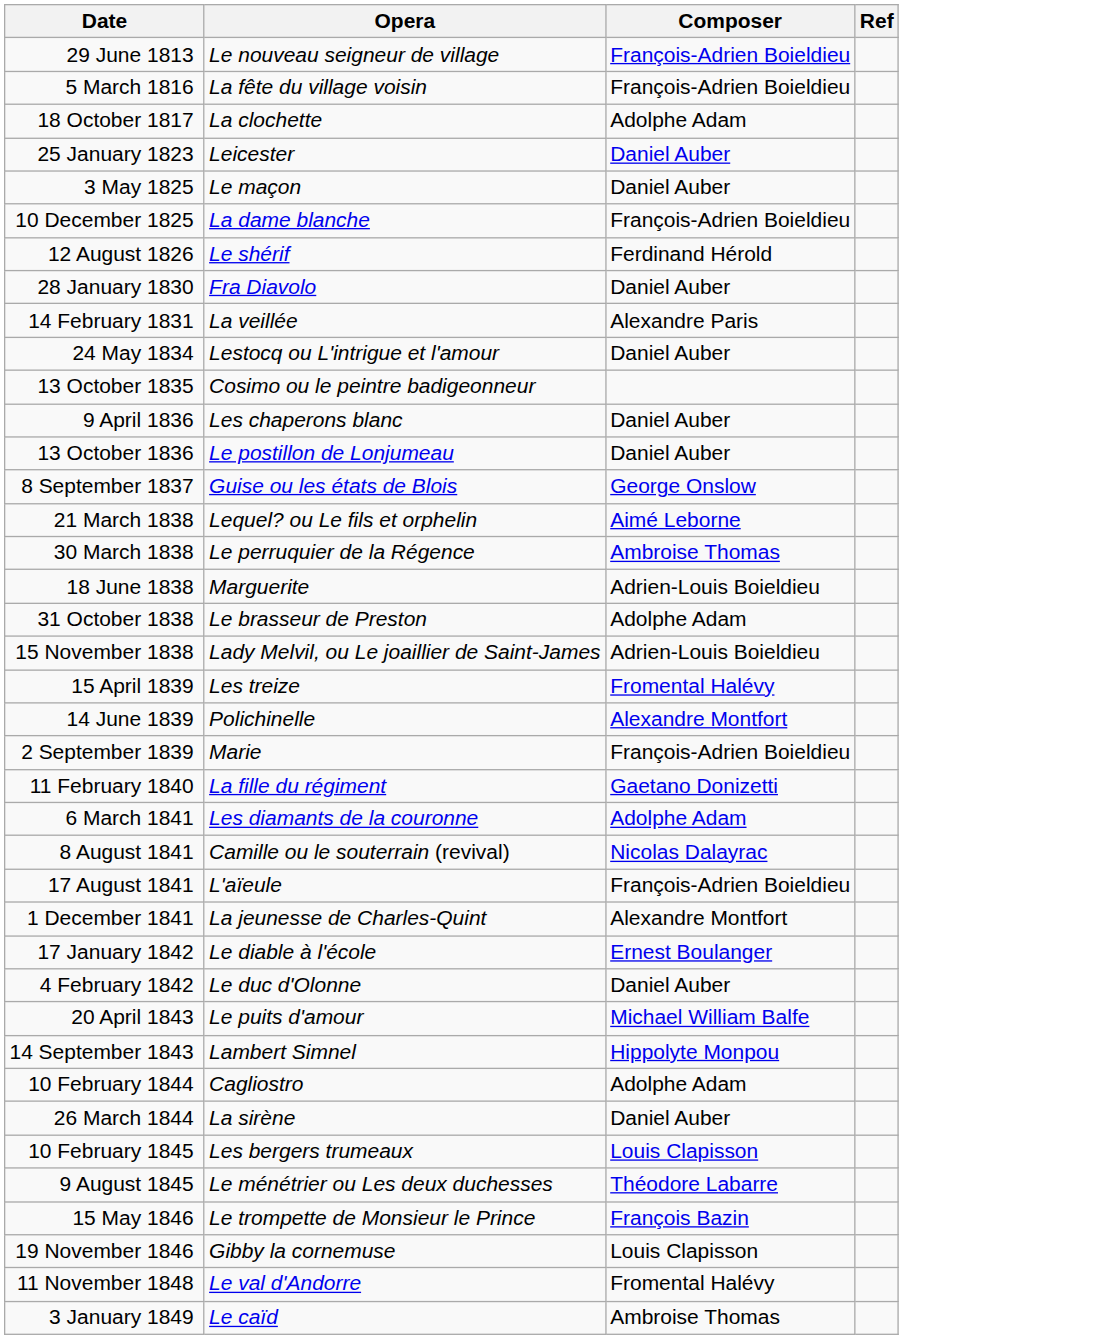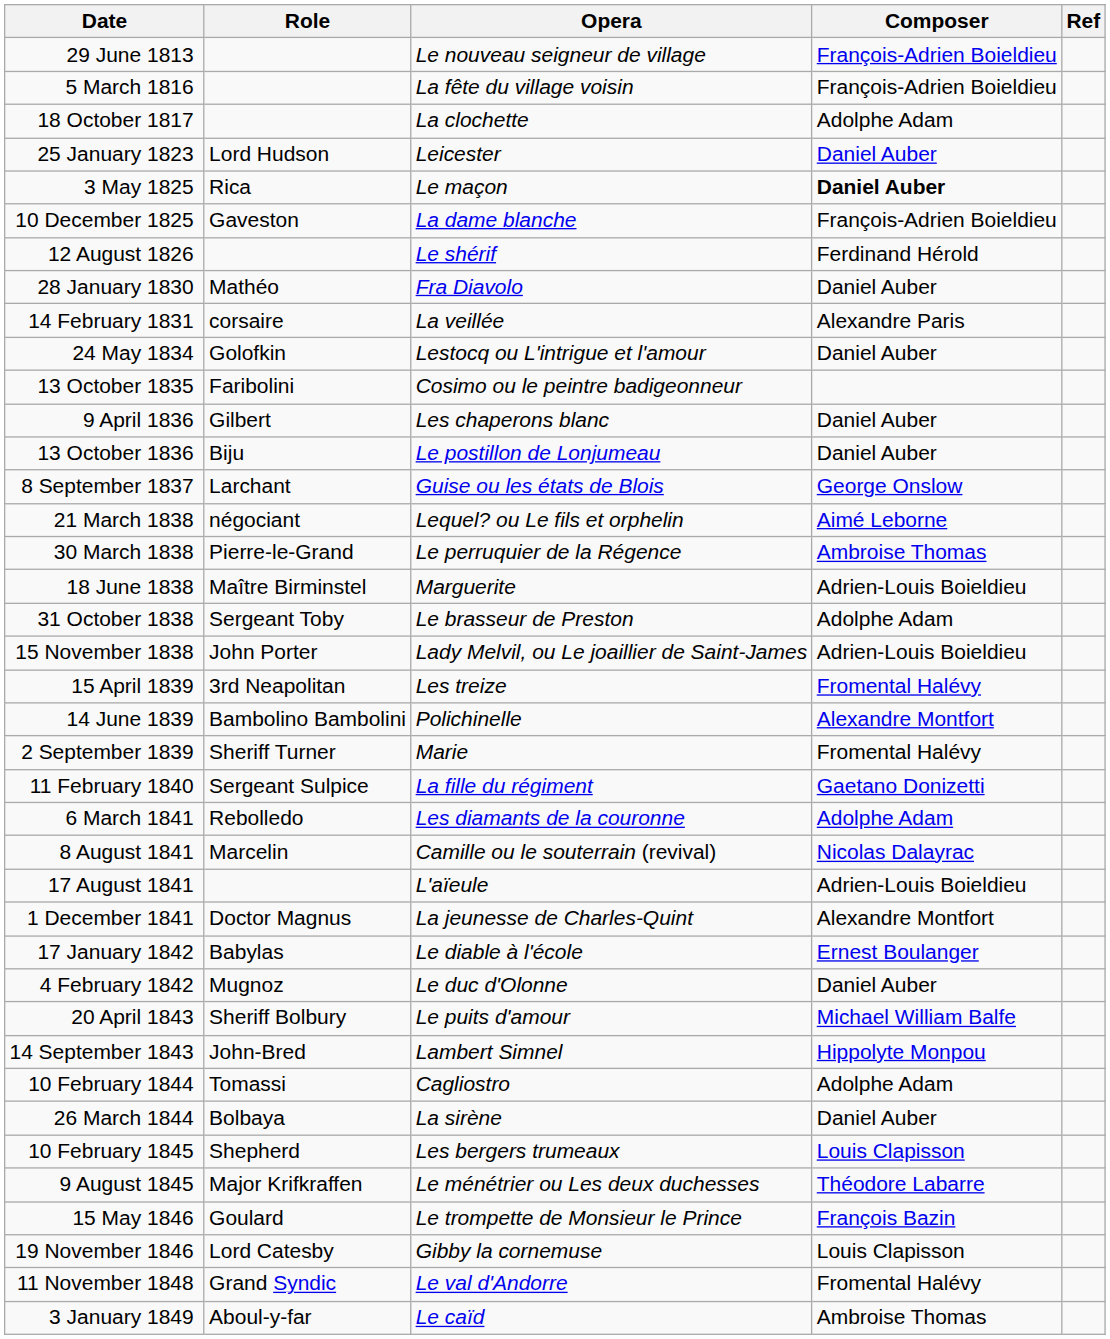+ column: (308, 21)
(670, 187) normal -> (881, 187) bold
(730, 752) François-Adrien Boieldieu -> (899, 752) Fromental Halévy
(730, 885) François-Adrien Boieldieu -> (922, 885) Adrien-Louis Boieldieu
